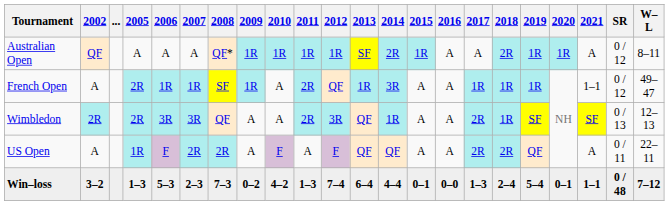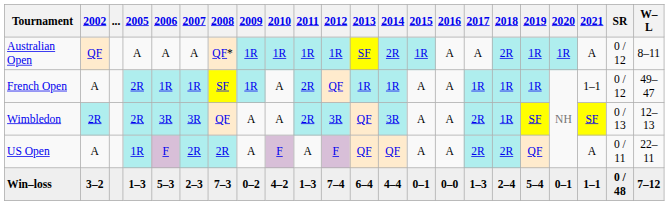(393, 86) 3R -> (393, 86) 1R
(393, 119) 1R -> (393, 119) 3R
